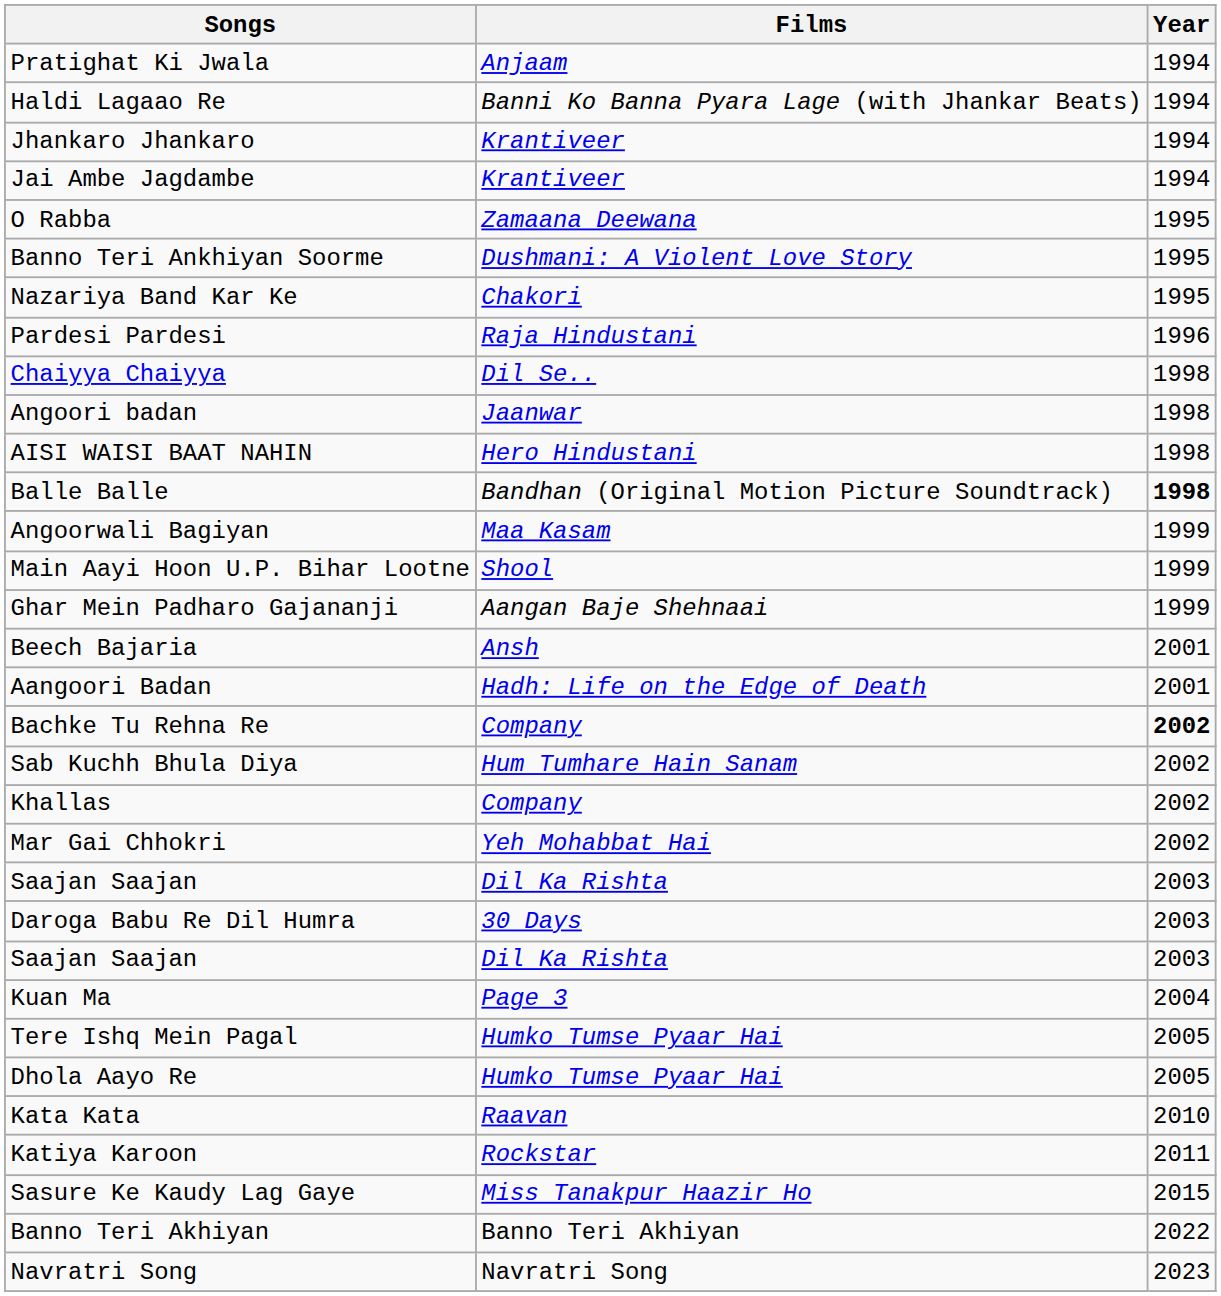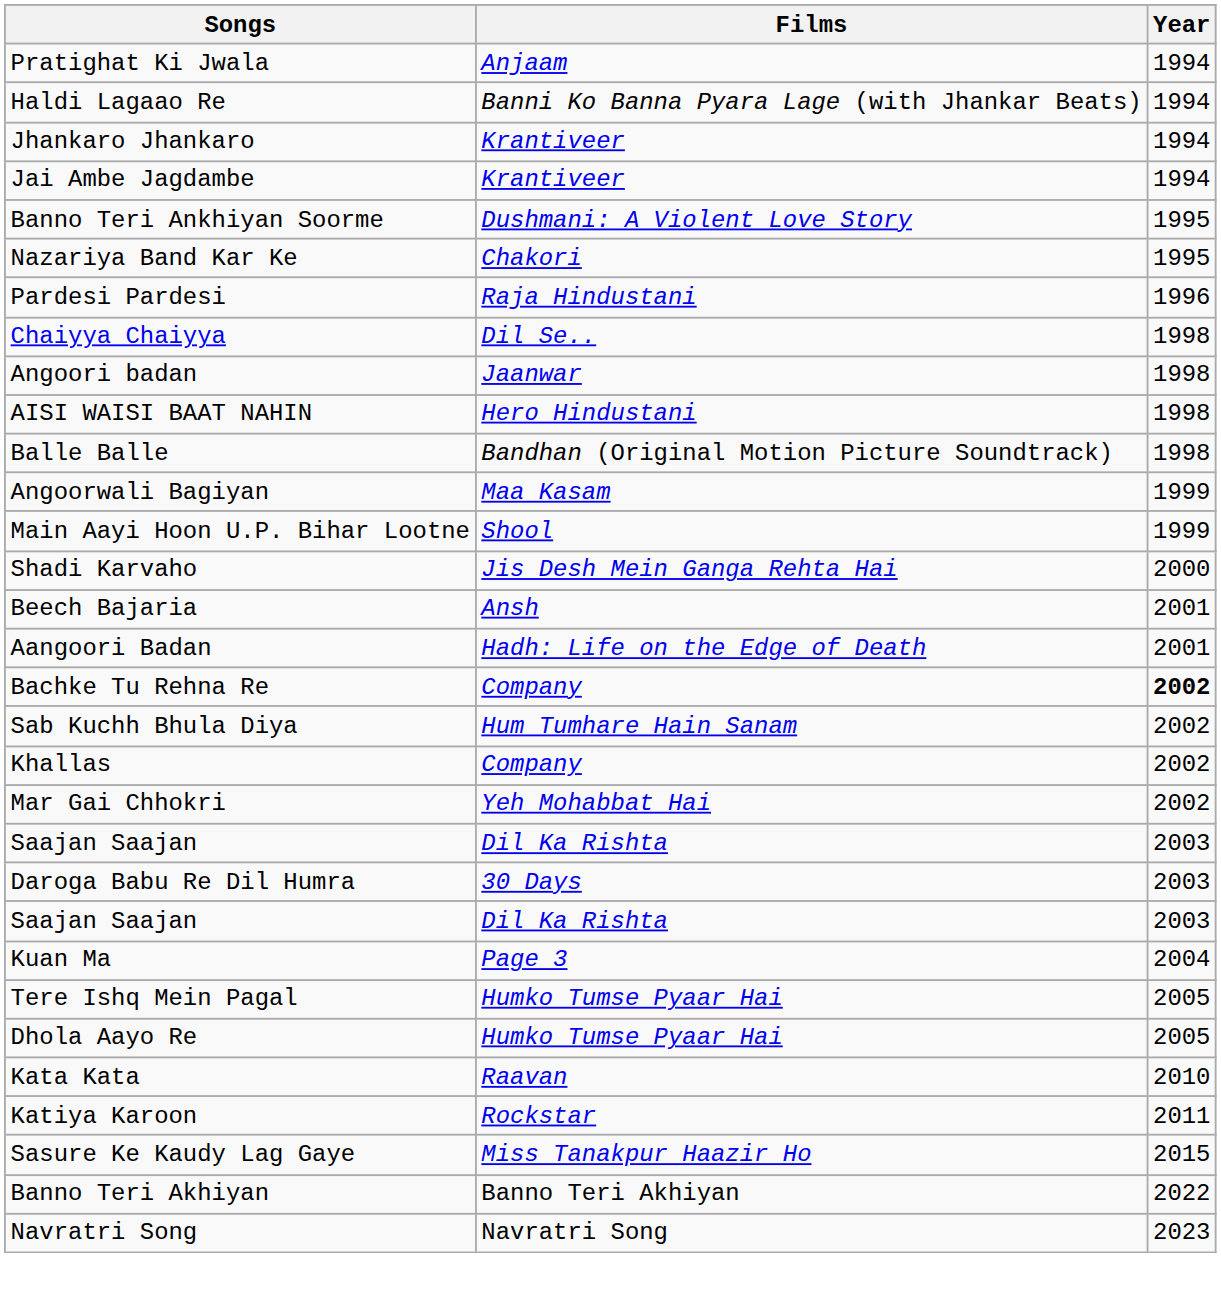- row: (61, 219)
(1182, 492) bold -> (1182, 453) normal
- row: (204, 609)
+ row: (104, 570)
